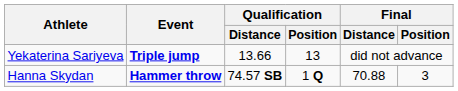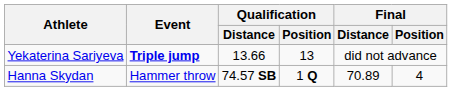(176, 76) bold -> (173, 76) normal
(369, 76) 70.88 -> (363, 76) 70.89
(425, 76) 3 -> (419, 76) 4
